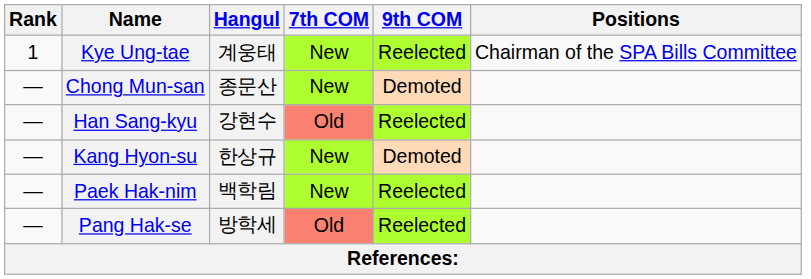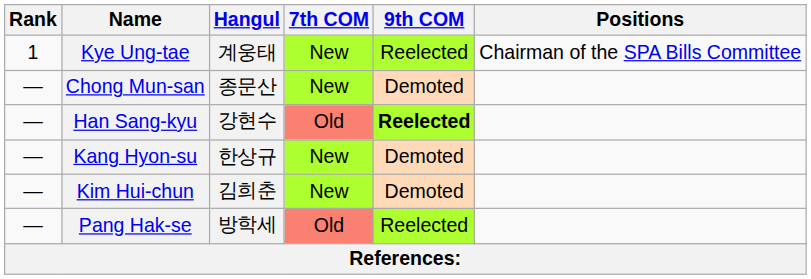(422, 122) normal -> (424, 122) bold
+ row: (135, 191)
- row: (135, 191)
